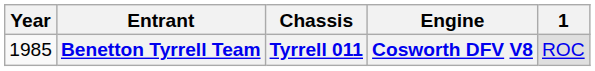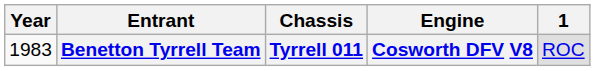(31, 50) 1985 -> (31, 50) 1983
